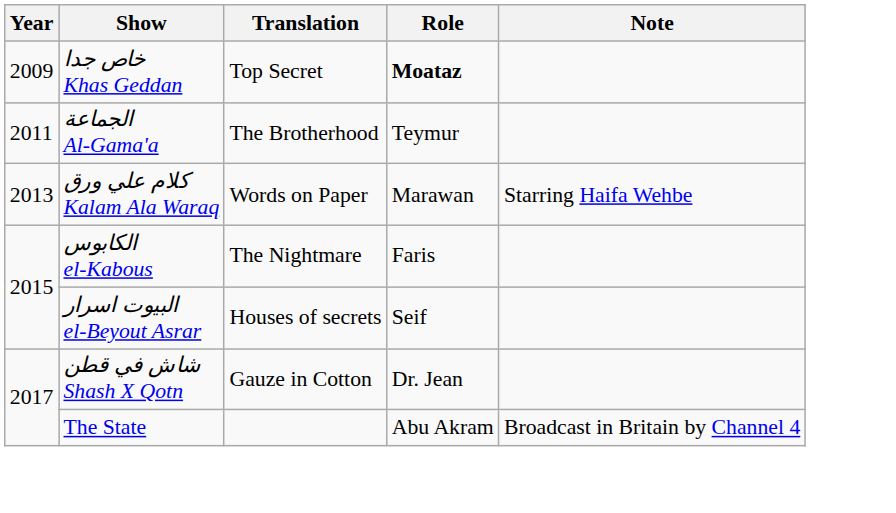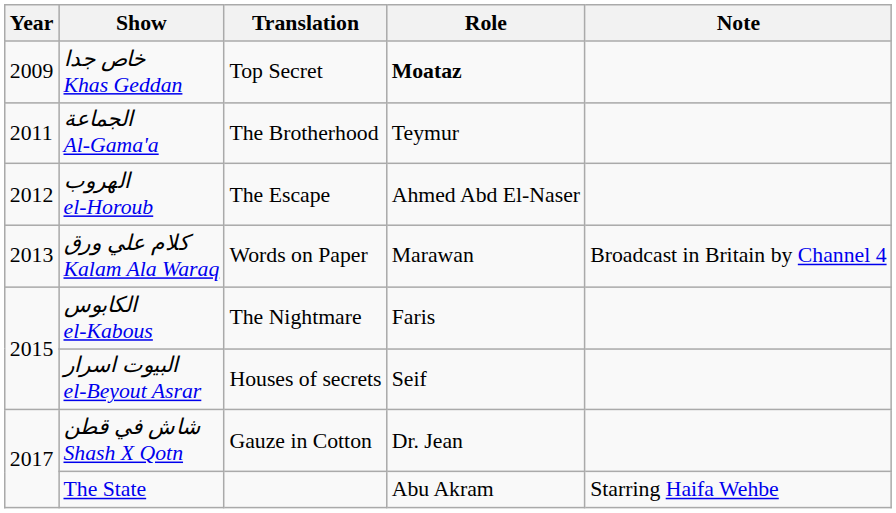+ row: (108, 194)
(598, 194) Starring Haifa Wehbe -> (738, 256) Broadcast in Britain by Channel 4
(652, 427) Broadcast in Britain by Channel 4 -> (685, 489) Starring Haifa Wehbe
